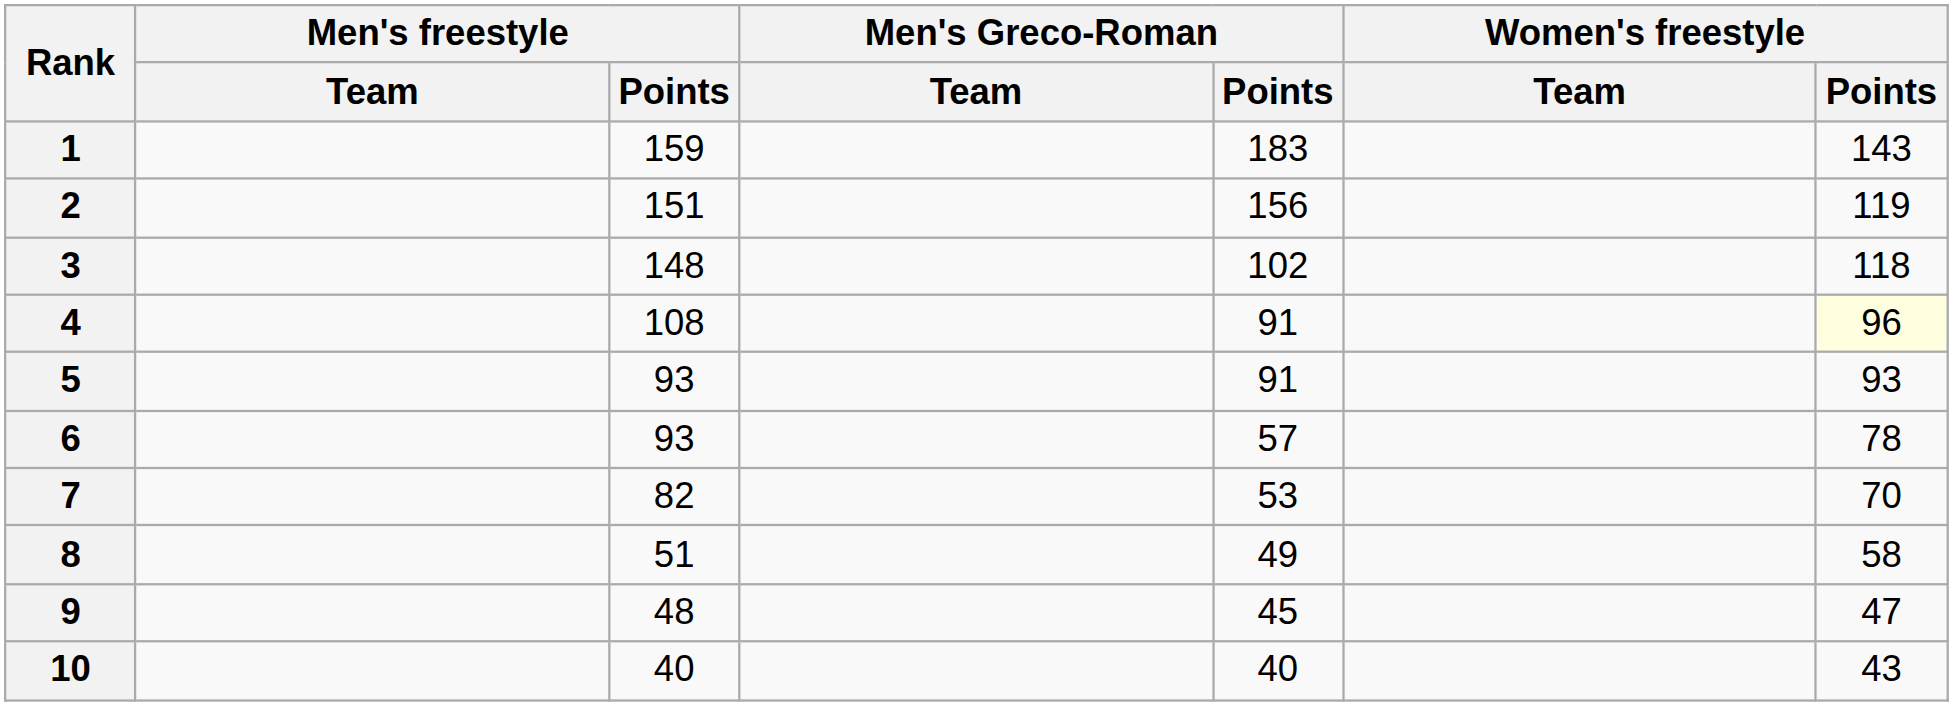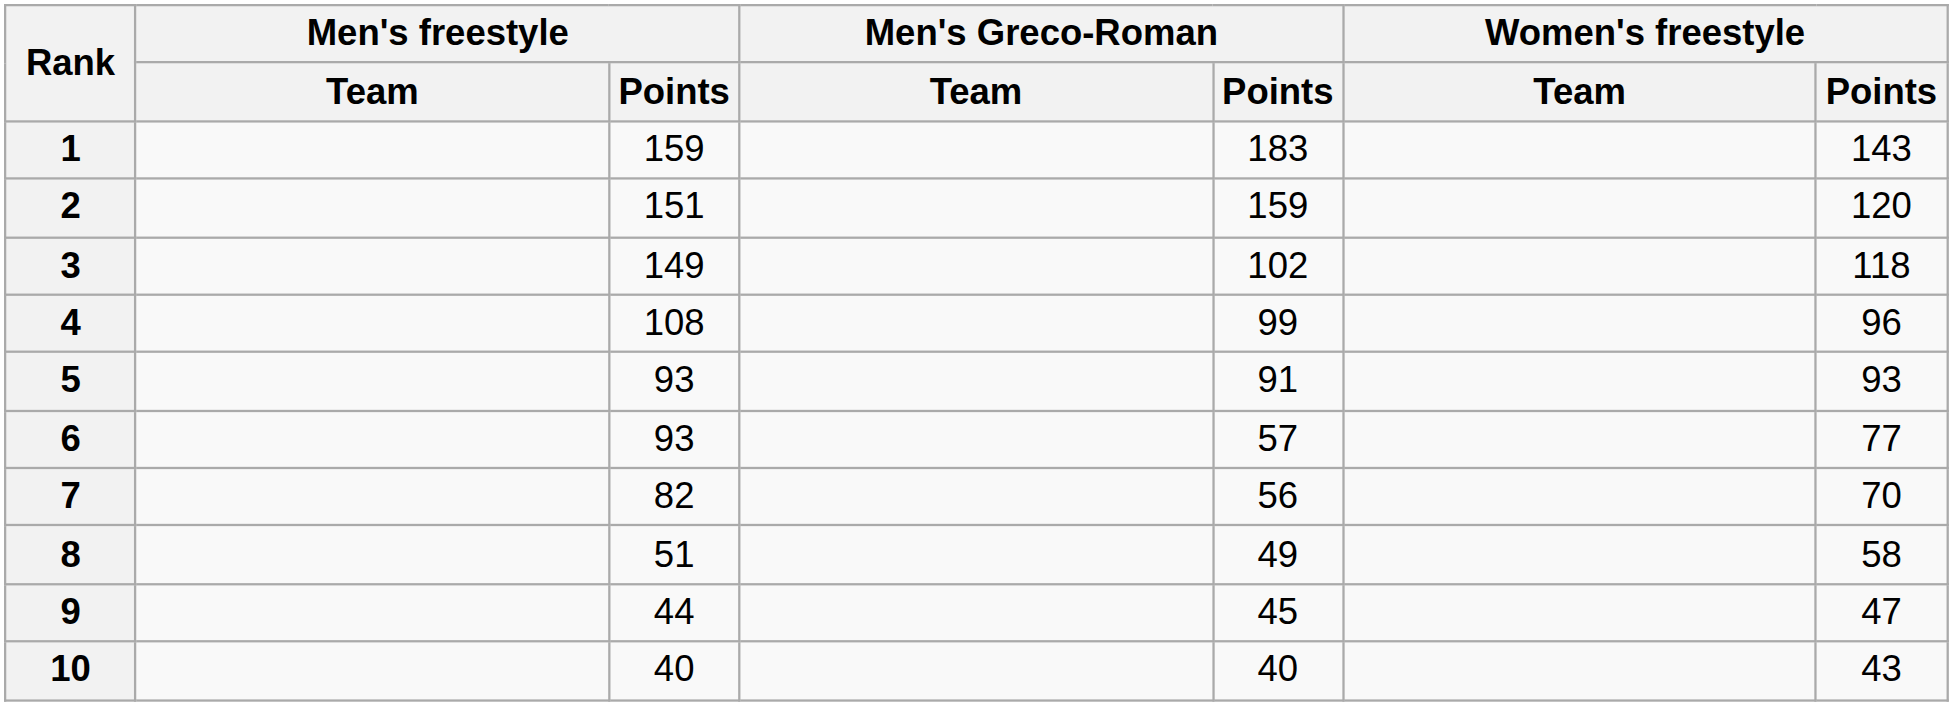(1278, 206) 156 -> (1278, 206) 159
(1881, 206) 119 -> (1881, 206) 120
(674, 264) 148 -> (674, 264) 149
(1278, 322) 91 -> (1278, 322) 99
(1881, 322) lightyellow background -> (1881, 322) no background
(1881, 438) 78 -> (1881, 438) 77
(1278, 496) 53 -> (1278, 496) 56
(674, 611) 48 -> (674, 611) 44
